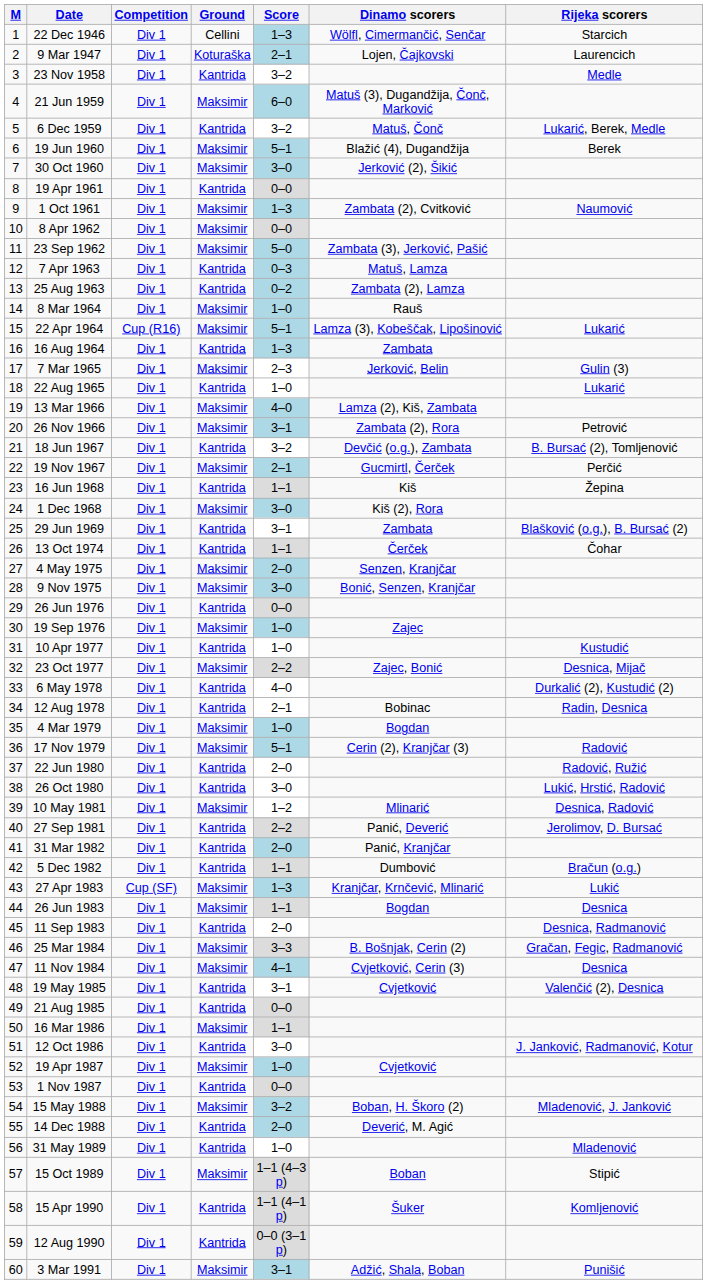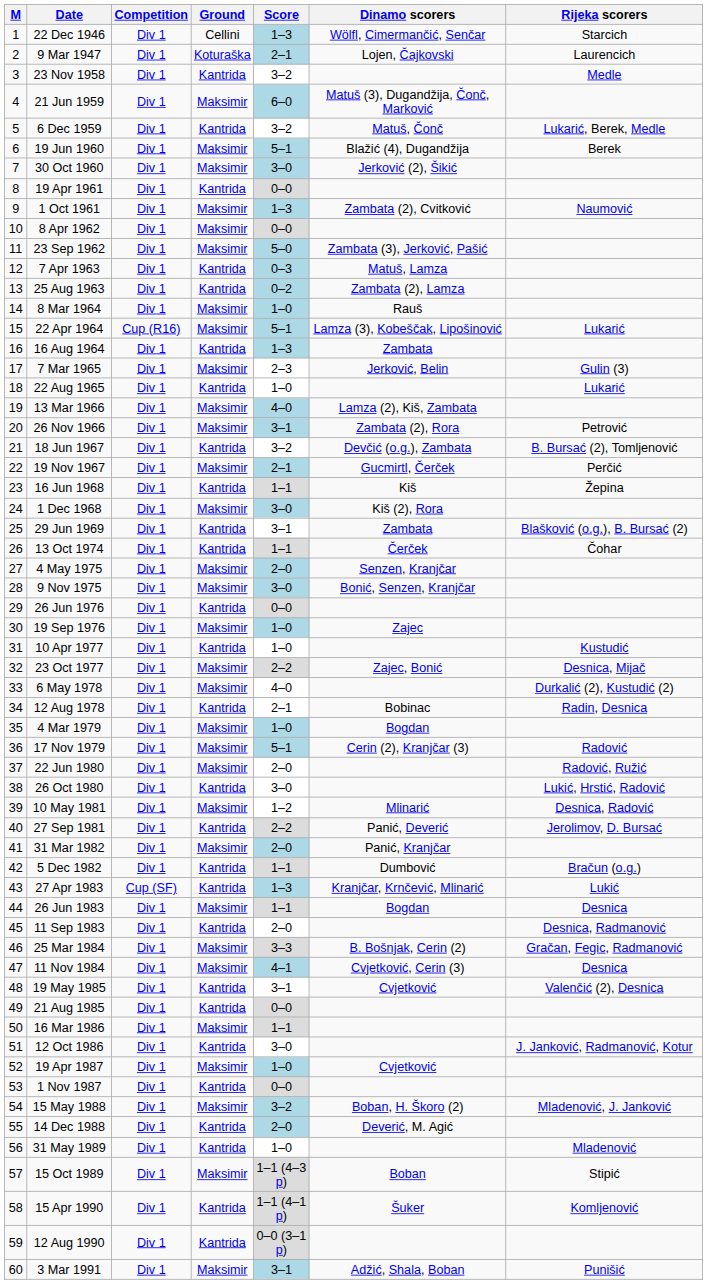(222, 688) Kantrida -> (222, 688) Maksimir
(222, 768) Kantrida -> (222, 768) Maksimir
(222, 848) Kantrida -> (222, 848) Maksimir
(222, 887) Maksimir -> (222, 887) Kantrida
